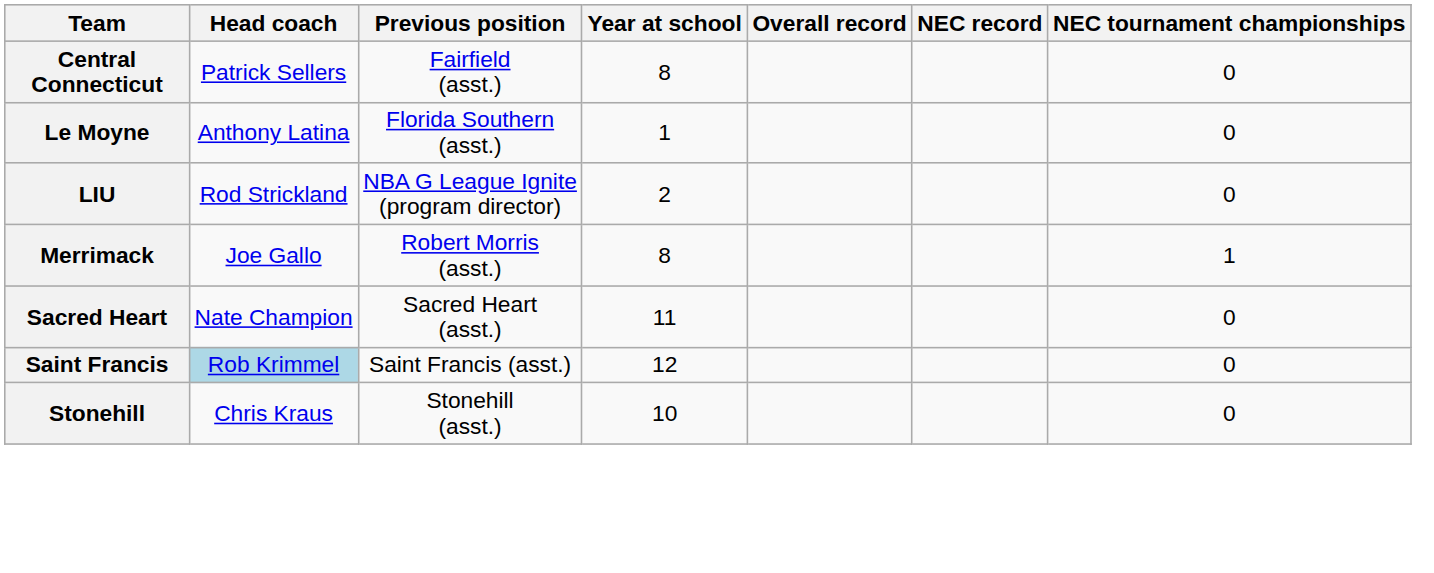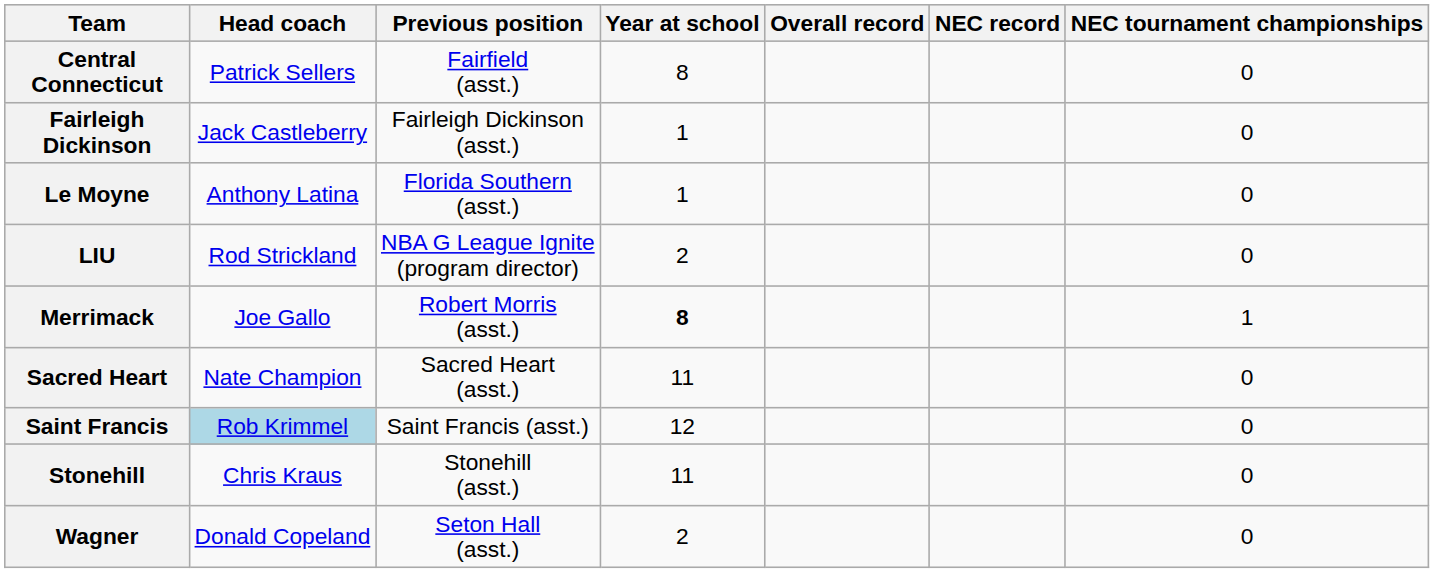+ row: (97, 133)
(665, 255) normal -> (682, 317) bold
(665, 414) 10 -> (682, 475) 11
+ row: (97, 536)
